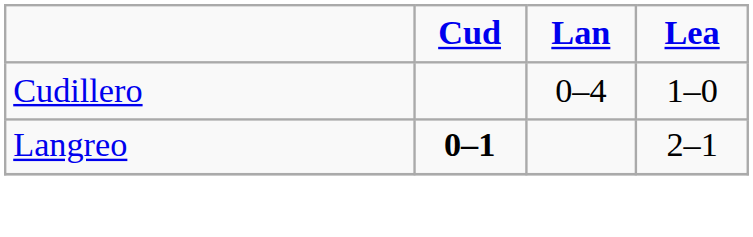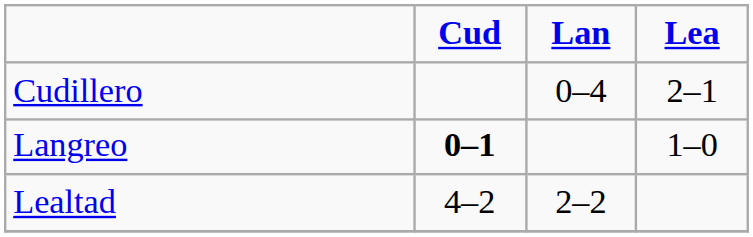(692, 89) 1–0 -> (692, 89) 2–1
(692, 146) 2–1 -> (692, 146) 1–0
+ row: (65, 202)
